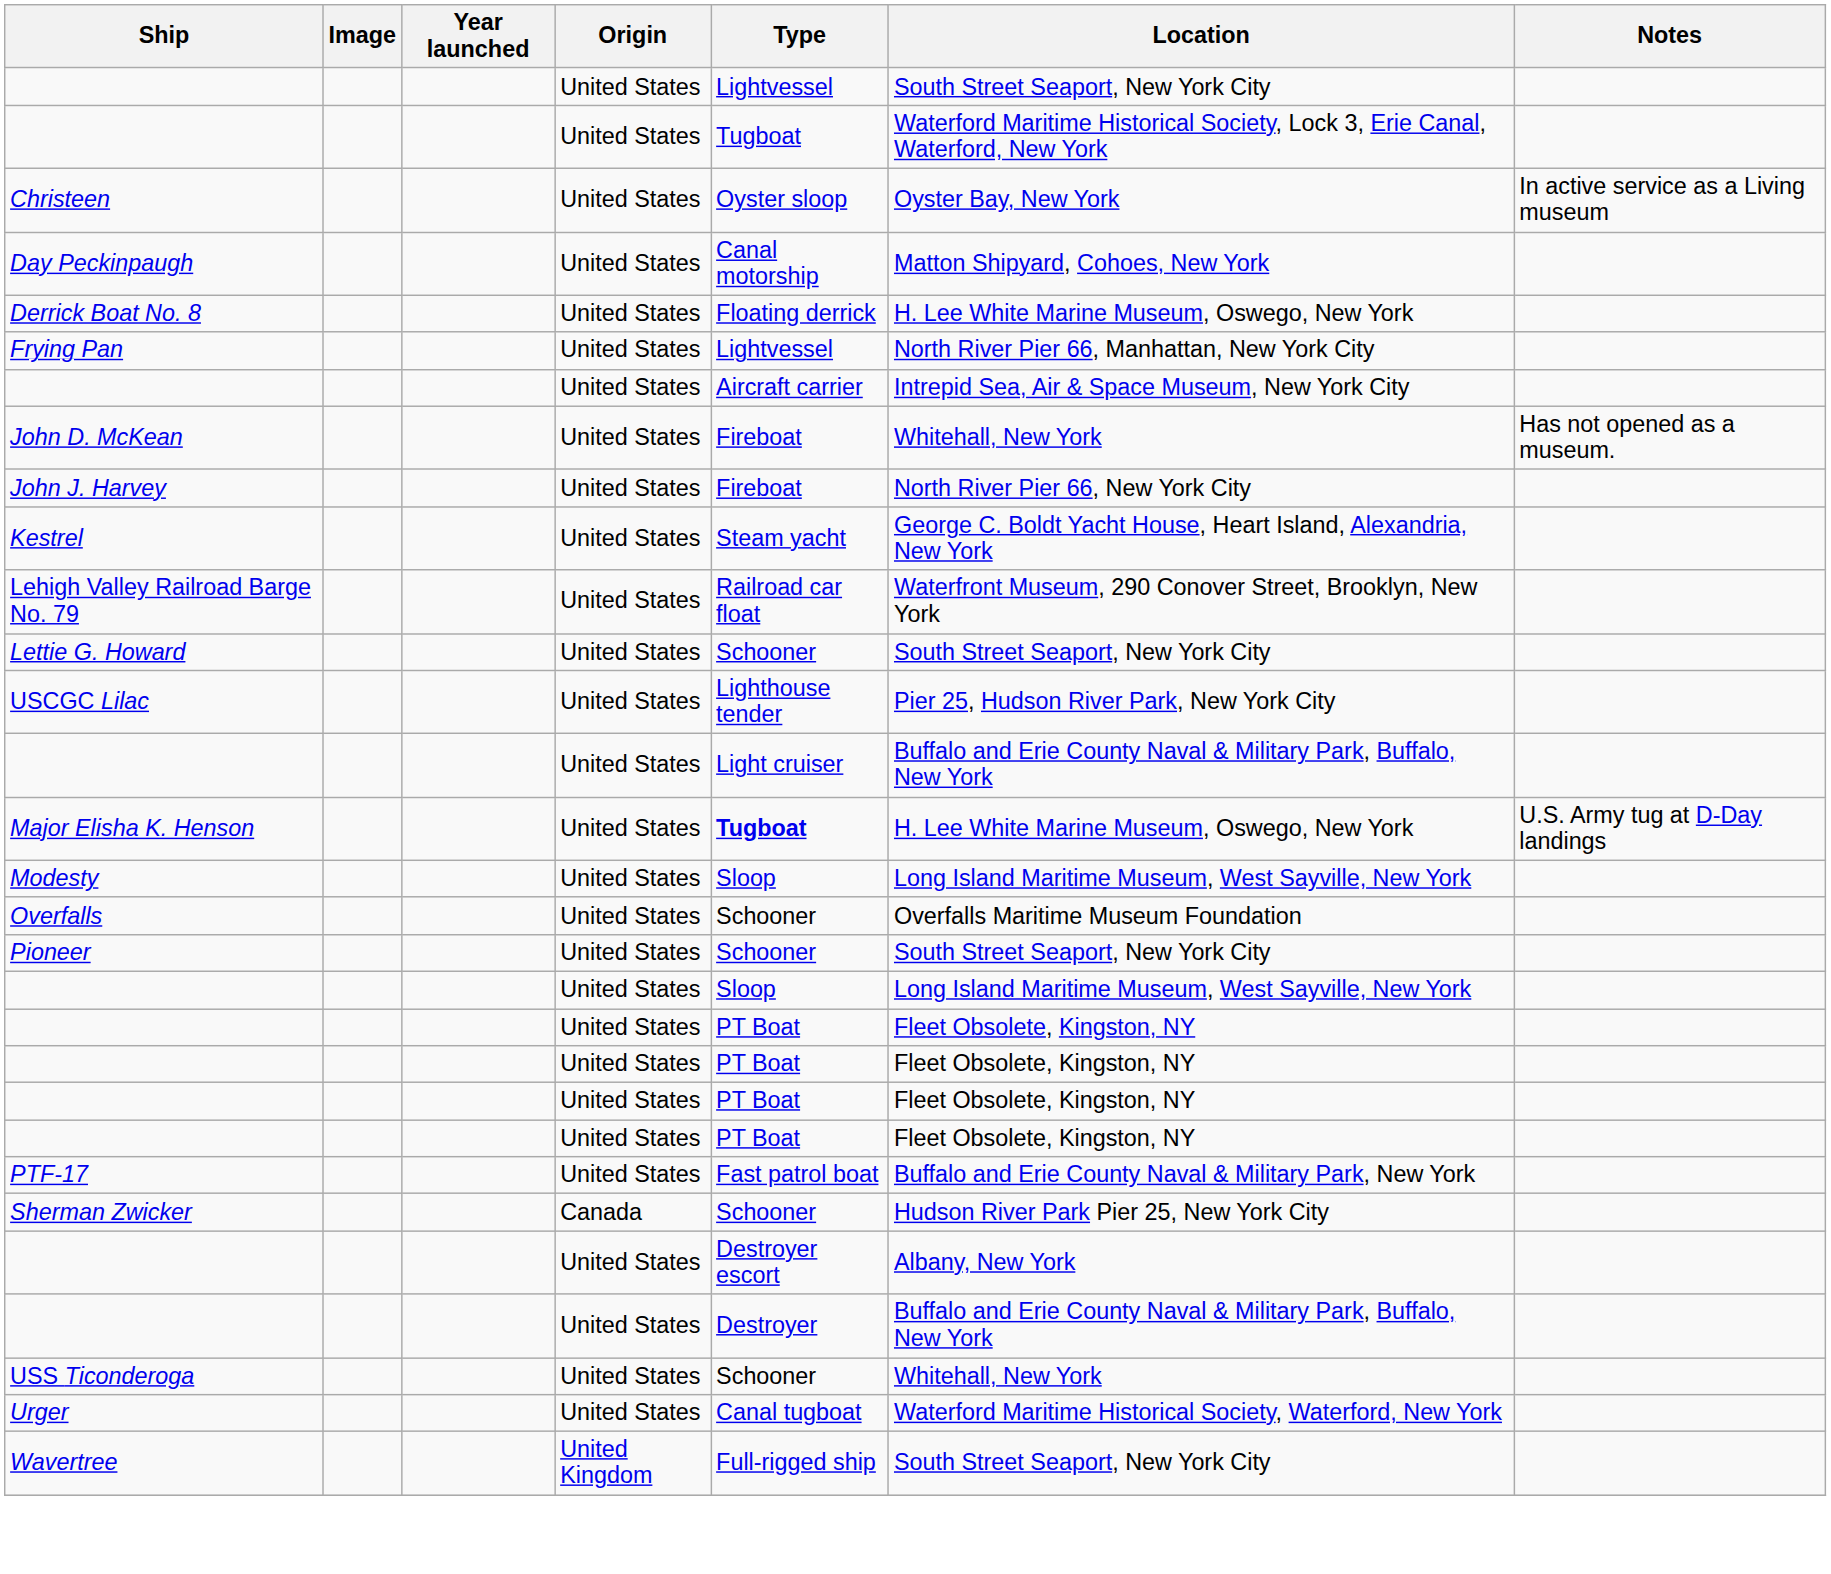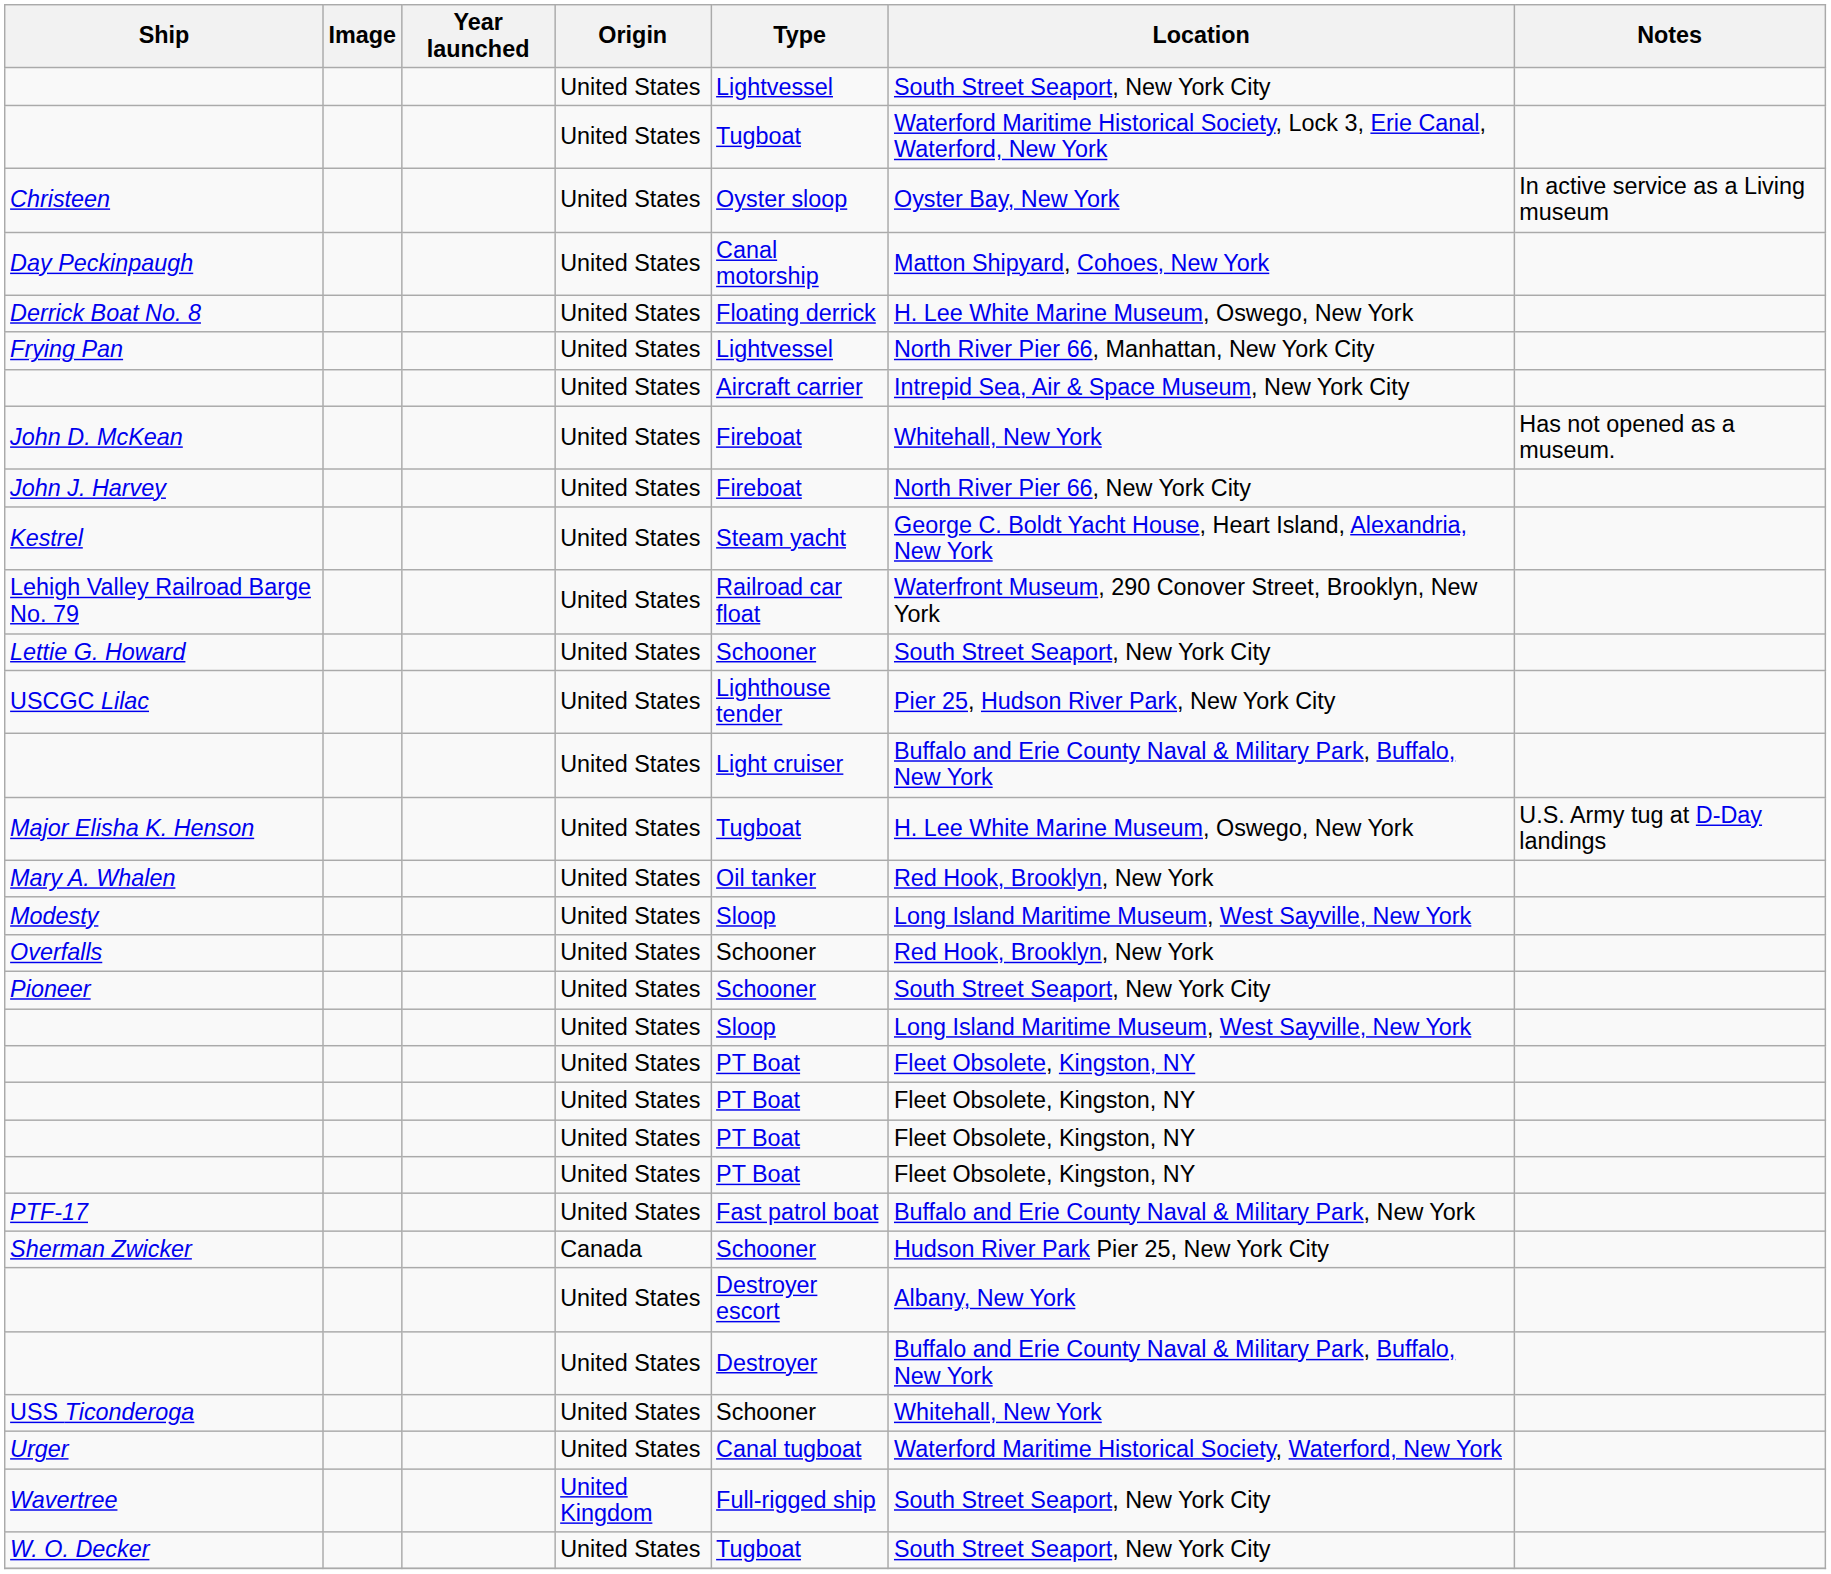(761, 828) bold -> (759, 828) normal
+ row: (93, 878)
(1098, 915) Overfalls Maritime Museum Foundation -> (1054, 952) Red Hook, Brooklyn, New York
+ row: (80, 1550)
